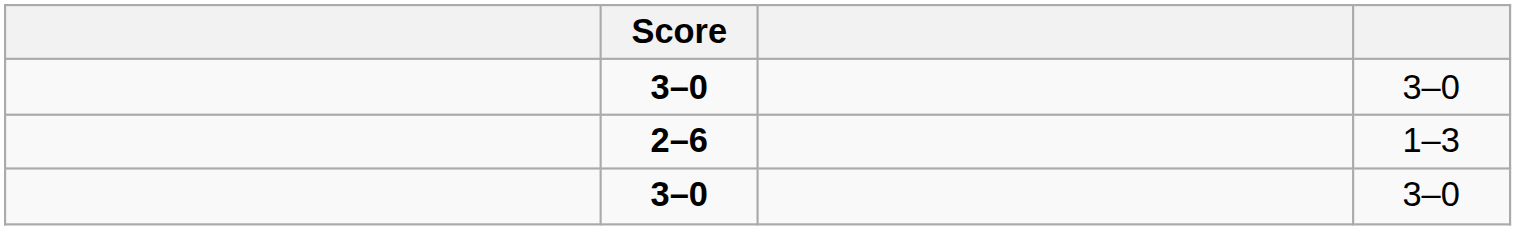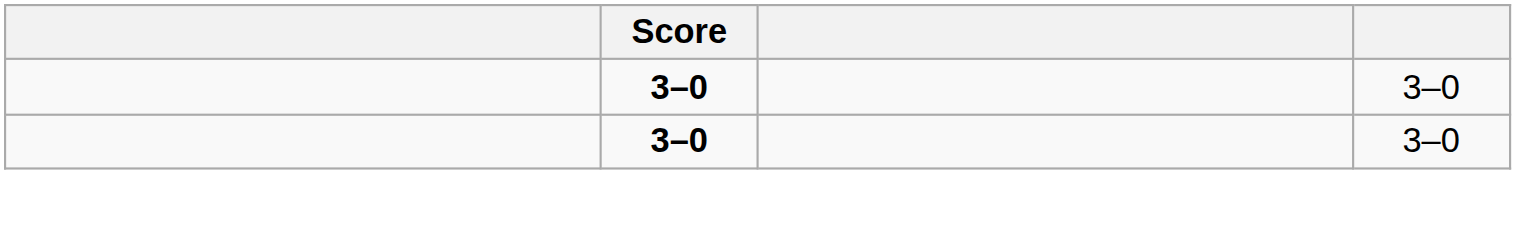- row: (679, 140)
